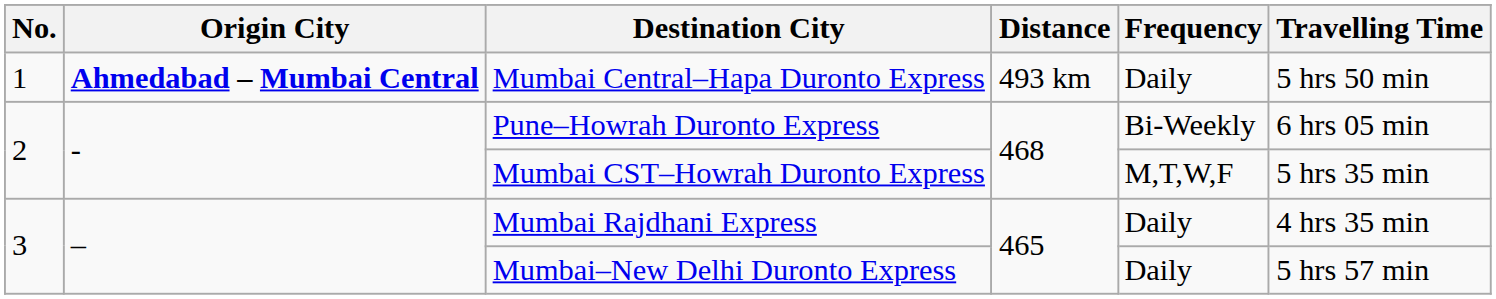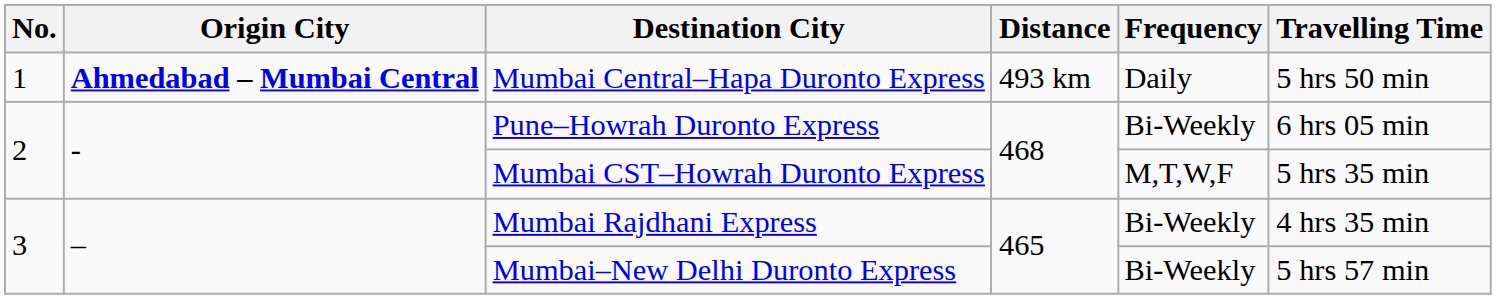(1158, 221) Daily -> (1190, 221) Bi-Weekly
(1158, 269) Daily -> (1190, 269) Bi-Weekly
